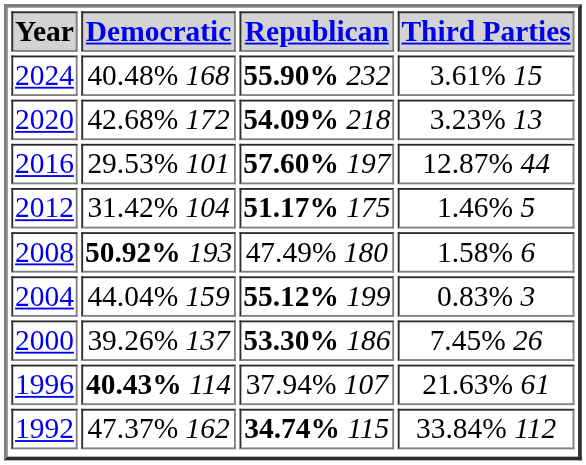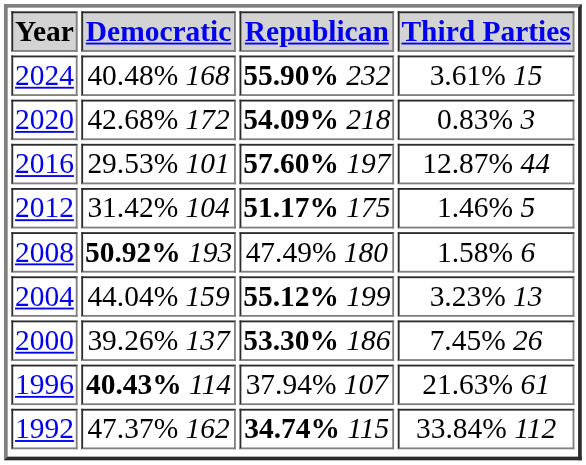(486, 119) 3.23% 13 -> (486, 119) 0.83% 3
(486, 296) 0.83% 3 -> (486, 296) 3.23% 13
